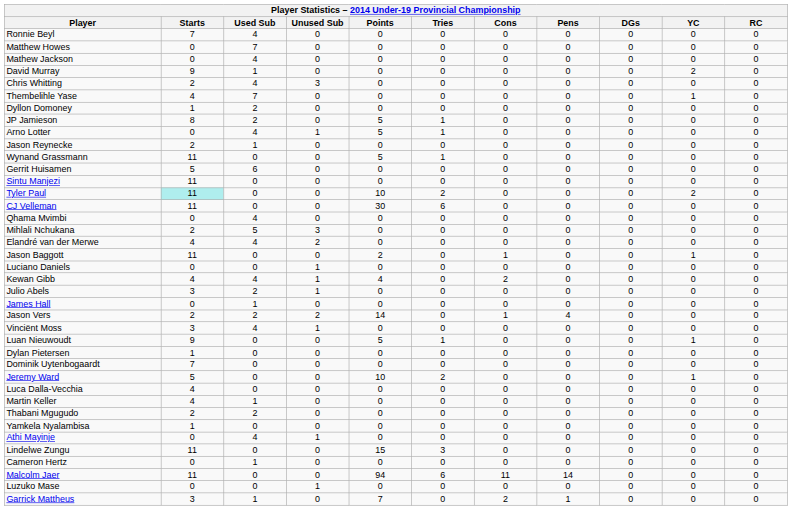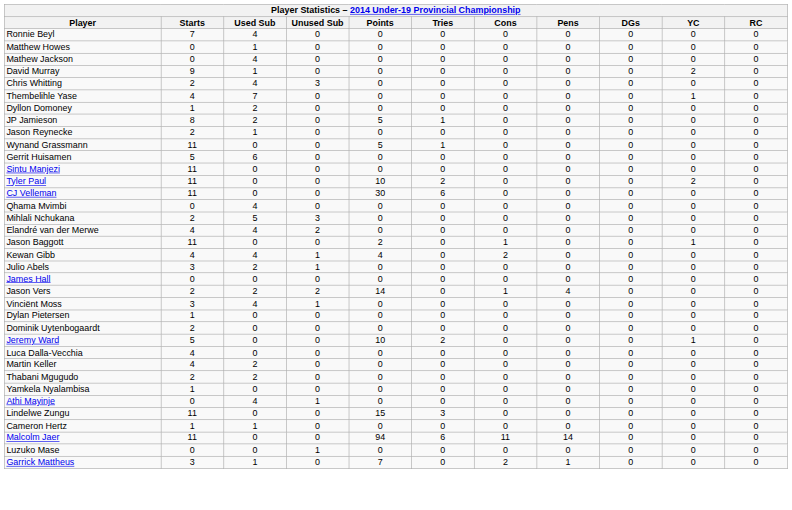(255, 47) 7 -> (255, 47) 1
- row: (28, 133)
(192, 194) paleturquoise background -> (192, 182) no background
- row: (38, 267)
(255, 304) 1 -> (255, 279) 0
- row: (39, 340)
(192, 365) 7 -> (192, 328) 2
(255, 401) 1 -> (255, 365) 2
(192, 463) 0 -> (192, 426) 1
